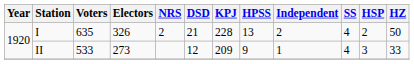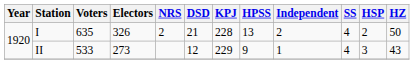(224, 50) 209 -> (224, 50) 229
(395, 50) 33 -> (395, 50) 43
